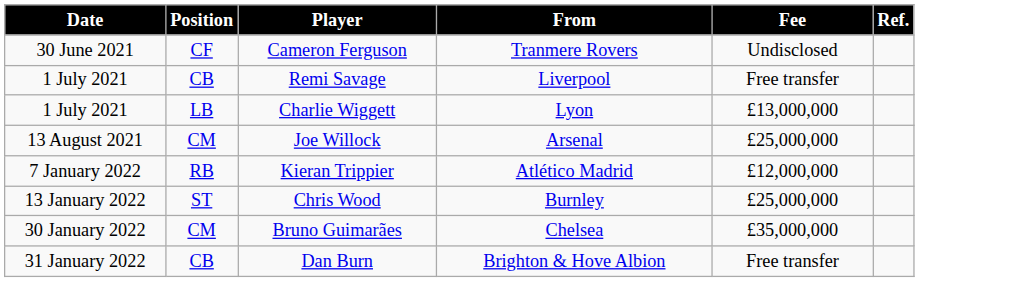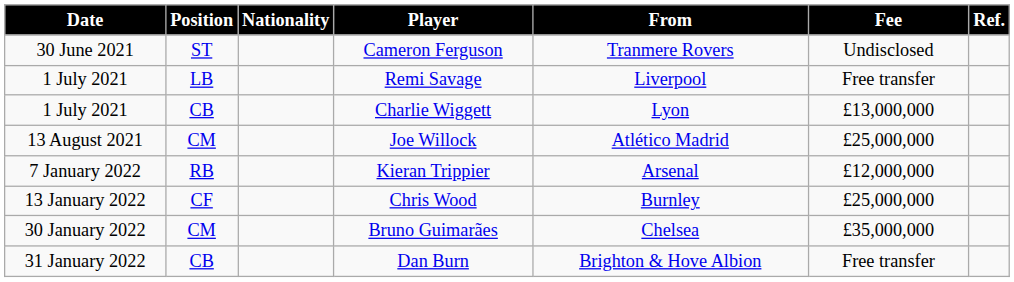+ column: (286, 19)
(202, 50) CF -> (202, 50) ST
(202, 80) CB -> (202, 80) LB
(202, 110) LB -> (202, 110) CB
(574, 140) Arsenal -> (670, 140) Atlético Madrid
(574, 170) Atlético Madrid -> (670, 170) Arsenal
(202, 200) ST -> (202, 200) CF
